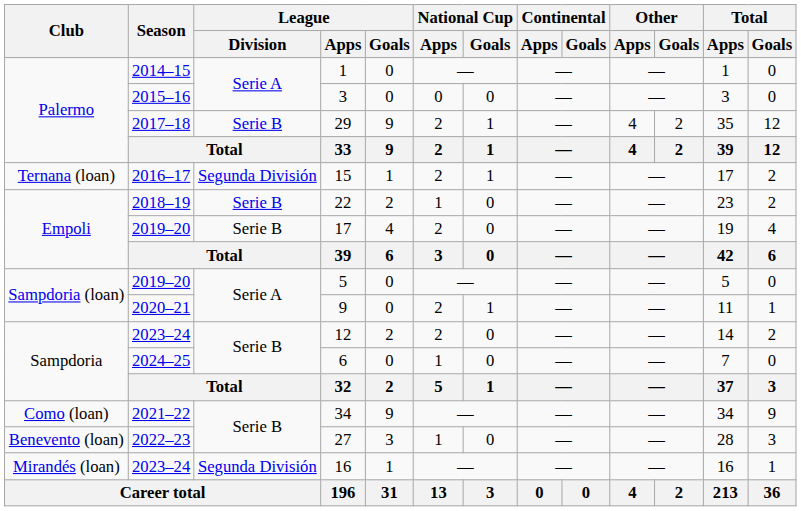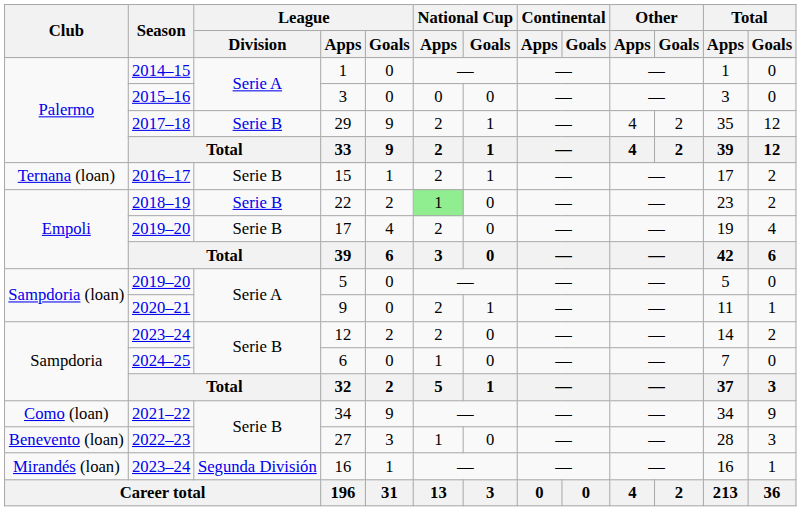(257, 176) Segunda División -> (257, 176) Serie B
(438, 202) no background -> (438, 202) lightgreen background
